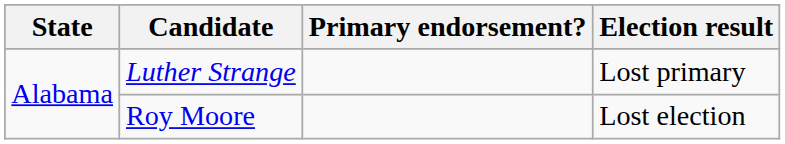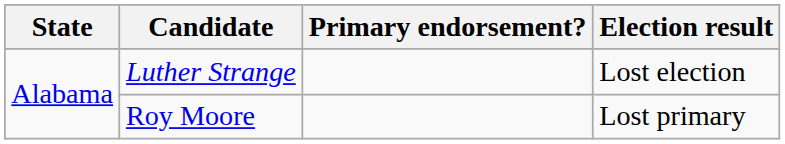(672, 71) Lost primary -> (672, 71) Lost election
(672, 116) Lost election -> (672, 116) Lost primary
